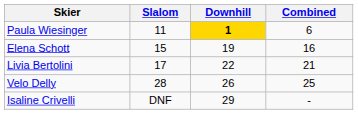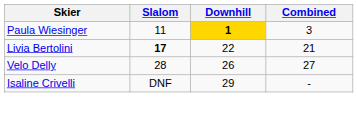(309, 30) 6 -> (309, 30) 3
- row: (38, 48)
(160, 65) normal -> (160, 48) bold
(309, 83) 25 -> (309, 65) 27
